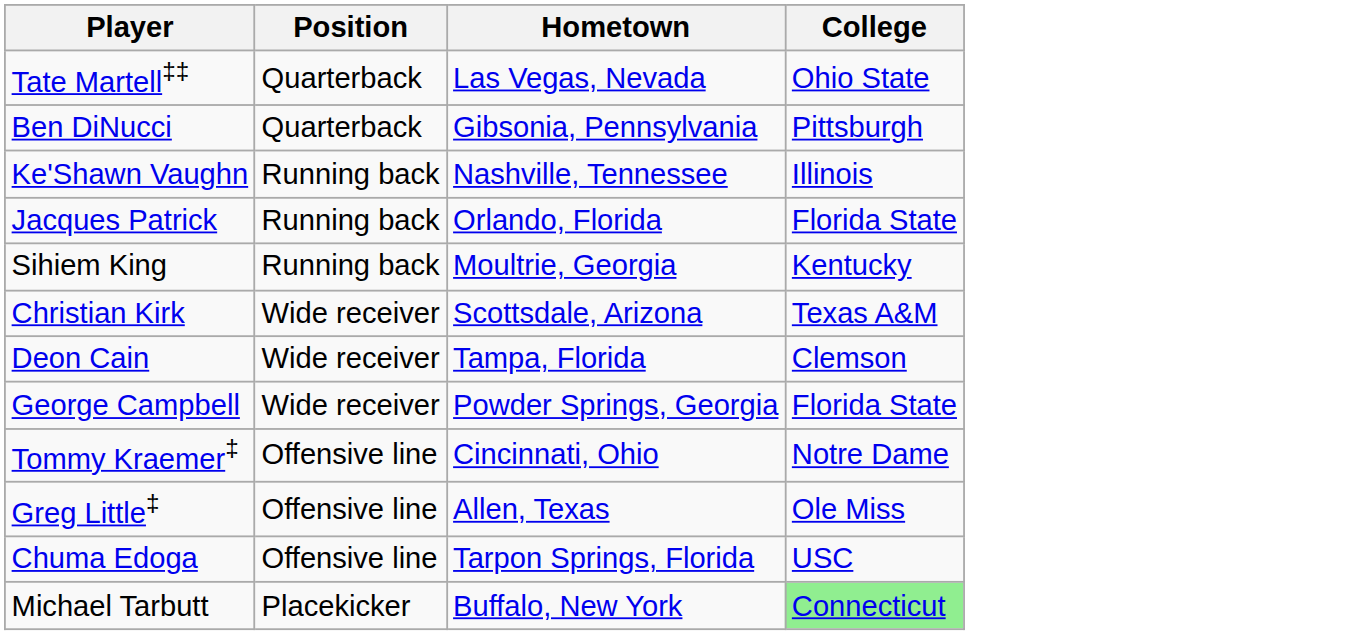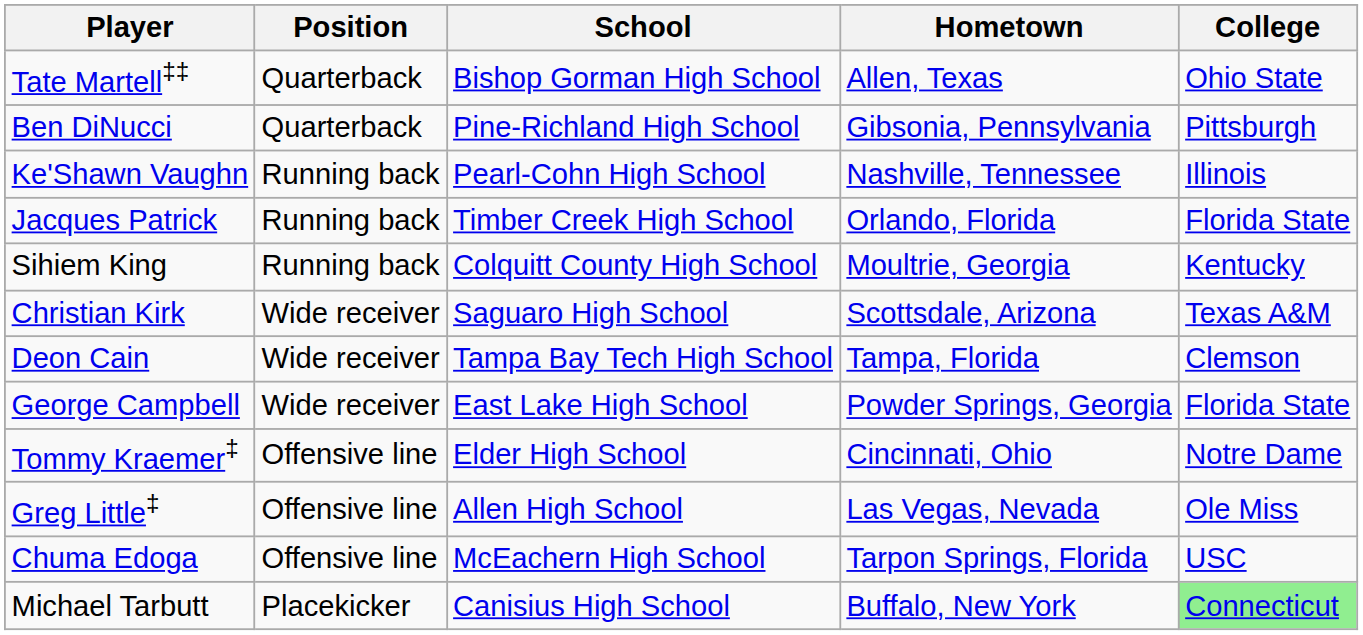+ column: (643, 27)
(579, 77) Las Vegas, Nevada -> (925, 77) Allen, Texas
(531, 509) Allen, Texas -> (973, 509) Las Vegas, Nevada
